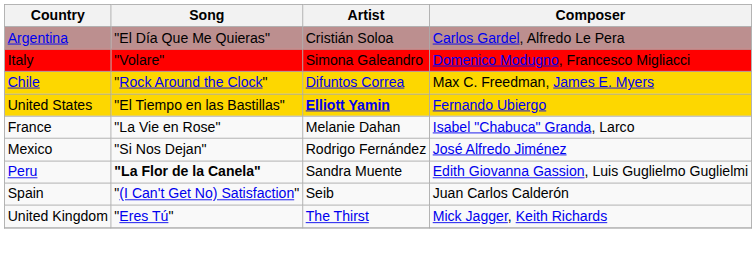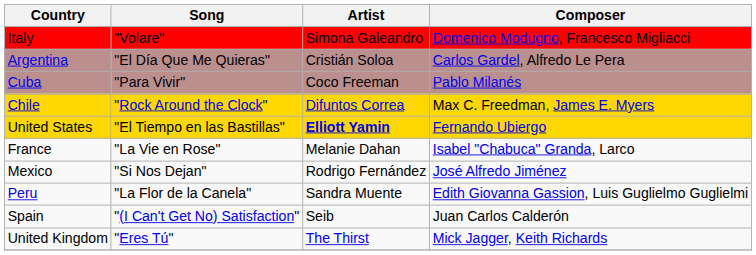rows swapped: (21, 60) <-> (38, 37)
+ row: (25, 82)
(188, 171) bold -> (183, 194) normal
